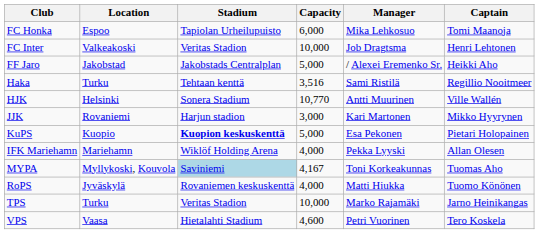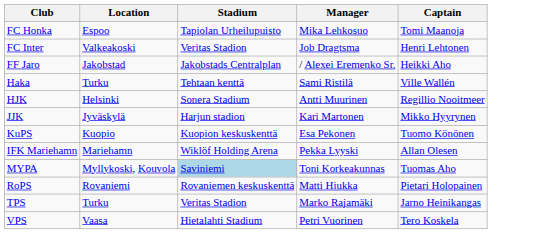- column: (320, 13)
(489, 82) Regillio Nooitmeer -> (427, 82) Ville Wallén
(474, 99) Ville Wallén -> (443, 99) Regillio Nooitmeer
(106, 116) Rovaniemi -> (104, 116) Jyväskylä
(233, 133) bold -> (229, 133) normal
(488, 133) Pietari Holopainen -> (437, 133) Tuomo Könönen
(104, 185) Jyväskylä -> (106, 185) Rovaniemi
(484, 185) Tuomo Könönen -> (441, 185) Pietari Holopainen
